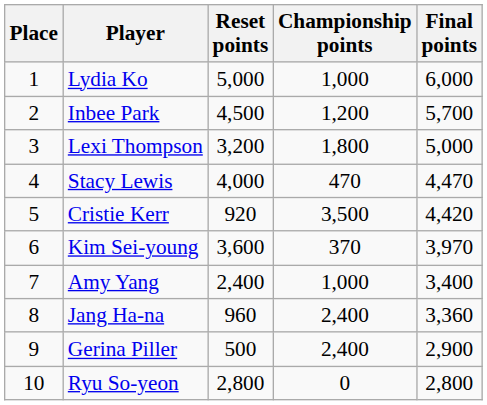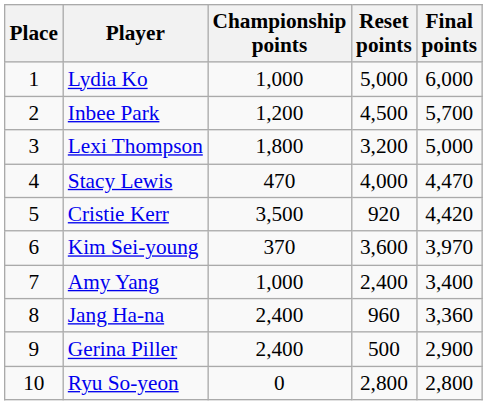columns swapped: (240, 33) <-> (345, 33)
